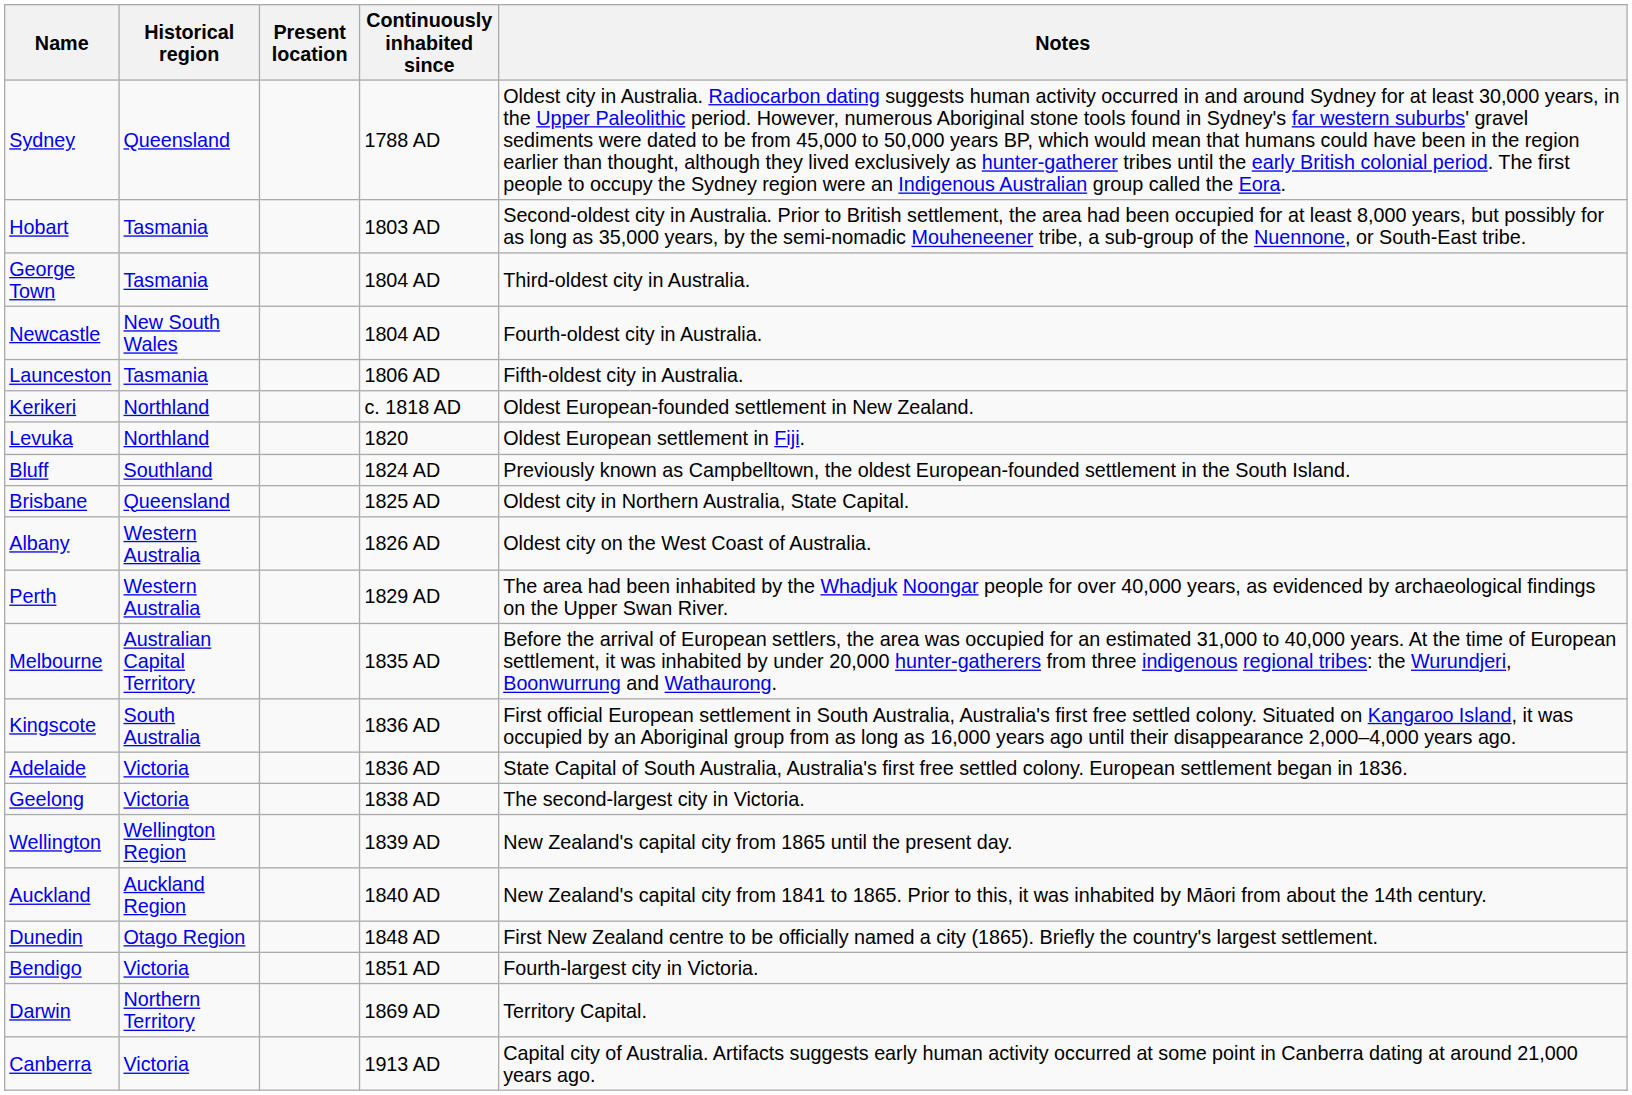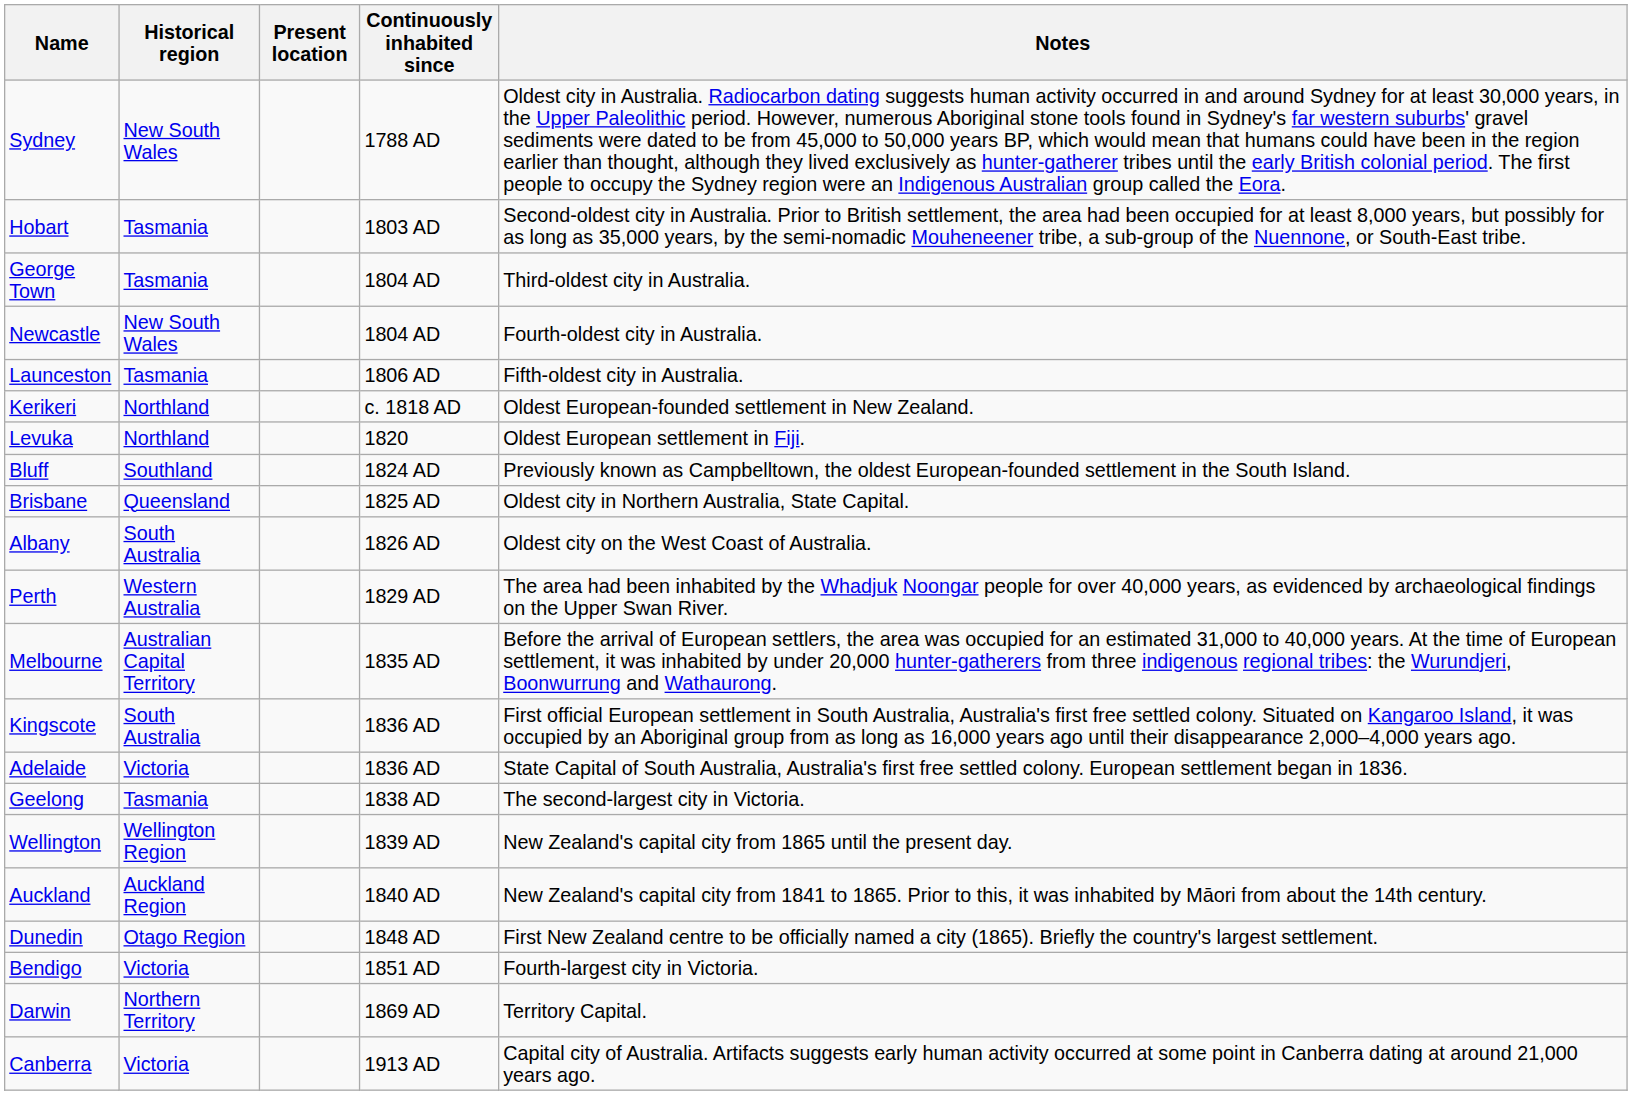(177, 140) Queensland -> (172, 140) New South Wales
(162, 543) Western Australia -> (162, 543) South Australia
(156, 799) Victoria -> (166, 799) Tasmania
